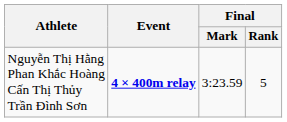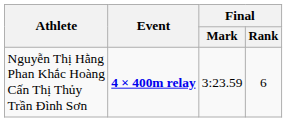(263, 82) 5 -> (263, 82) 6
